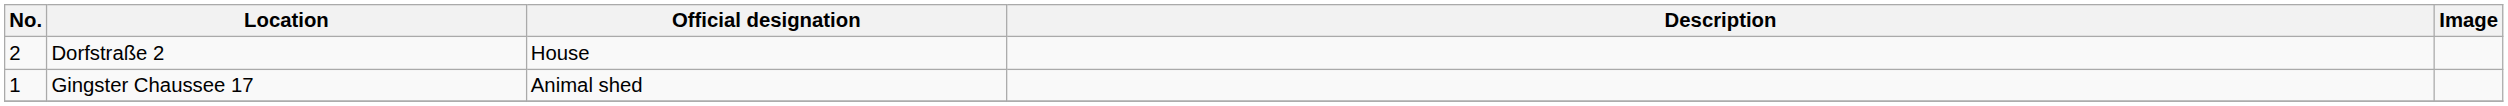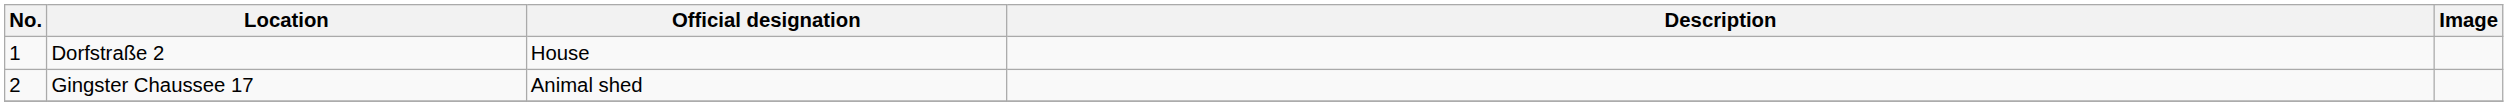(15, 52) 2 -> (15, 52) 1
(15, 85) 1 -> (15, 85) 2
